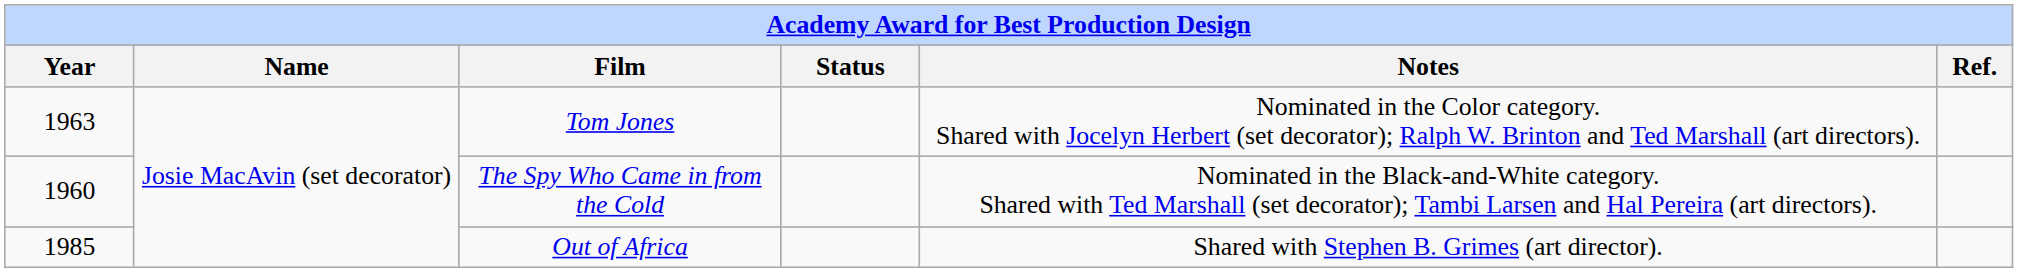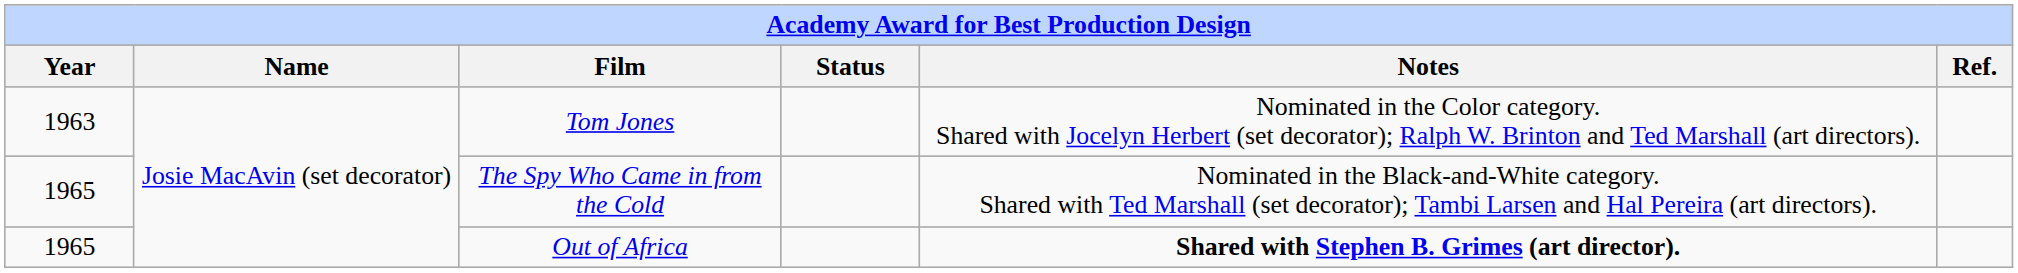(70, 190) 1960 -> (70, 190) 1965
(70, 246) 1985 -> (70, 246) 1965
(1428, 246) normal -> (1428, 246) bold
